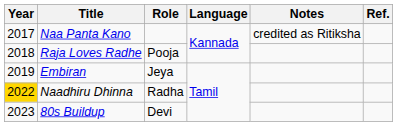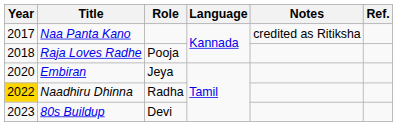(21, 72) 2019 -> (21, 72) 2020
